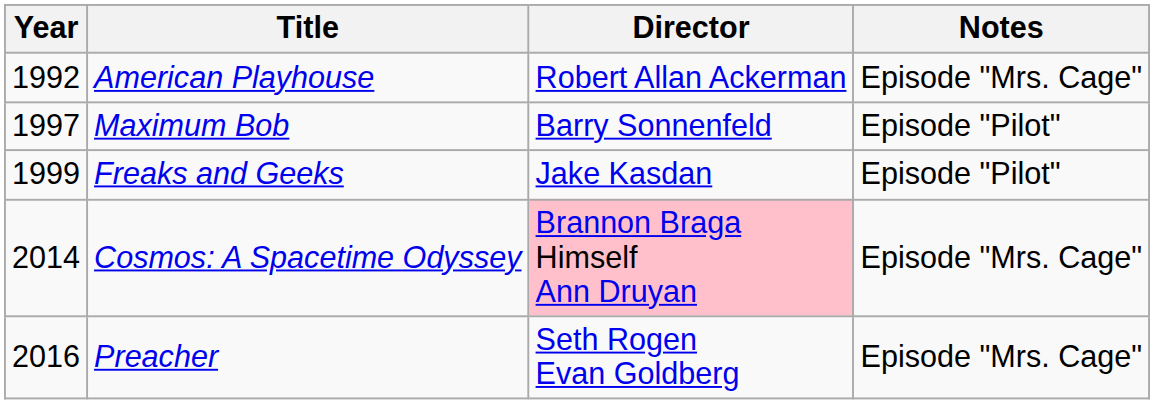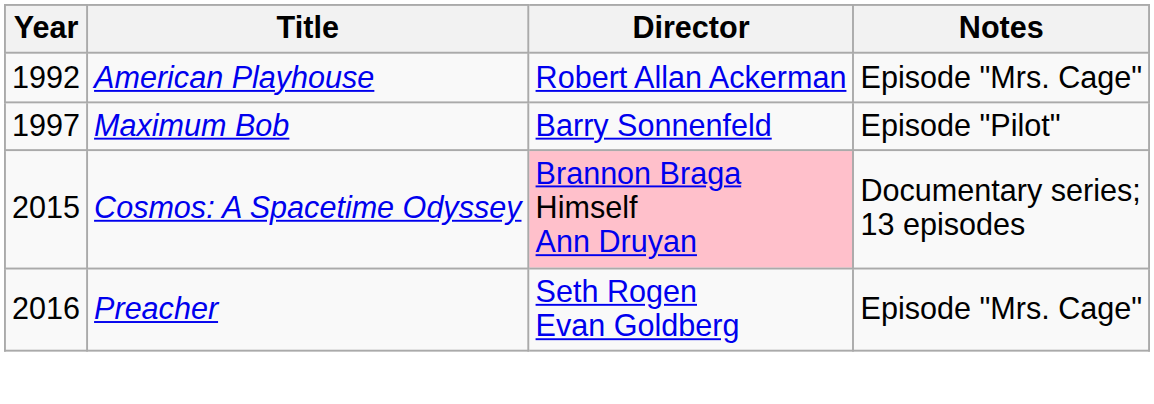- row: (219, 174)
(46, 256) 2014 -> (46, 208) 2015
(1001, 256) Episode "Mrs. Cage" -> (1001, 208) Documentary series; 13 episodes
